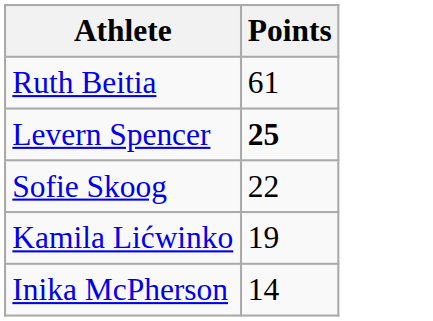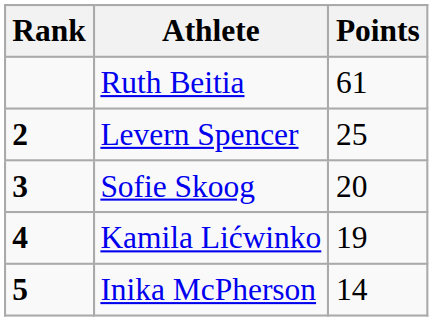+ column: (49, 30)
(264, 134) bold -> (352, 134) normal
(264, 186) 22 -> (352, 186) 20
